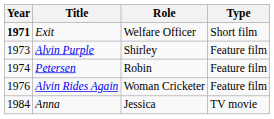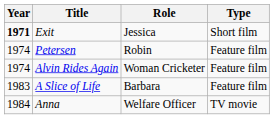(160, 31) Welfare Officer -> (140, 31) Jessica
- row: (65, 50)
(19, 86) 1976 -> (19, 68) 1974
+ row: (68, 86)
(140, 104) Jessica -> (160, 104) Welfare Officer
